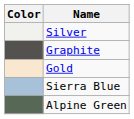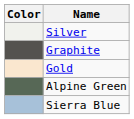rows swapped: (83, 86) <-> (86, 105)
